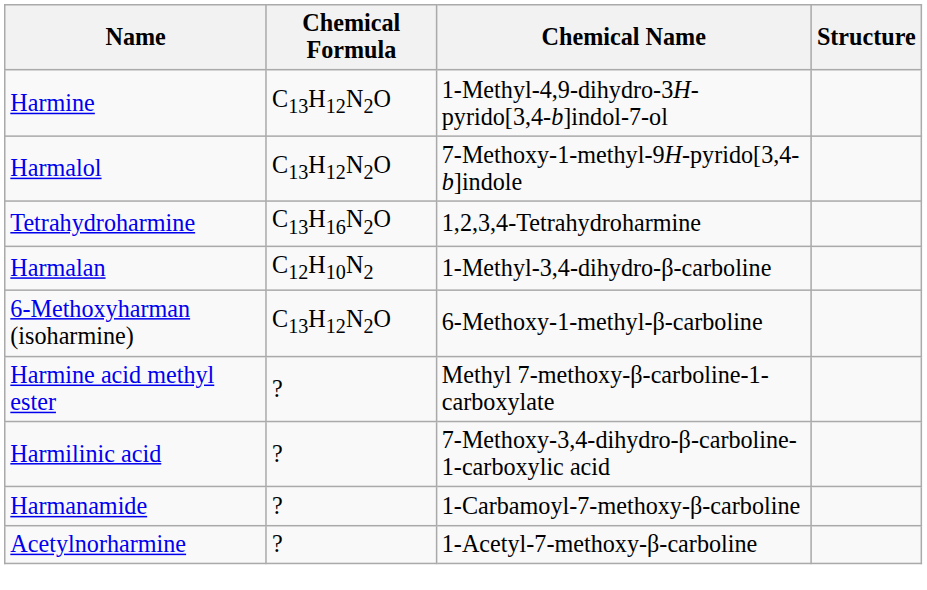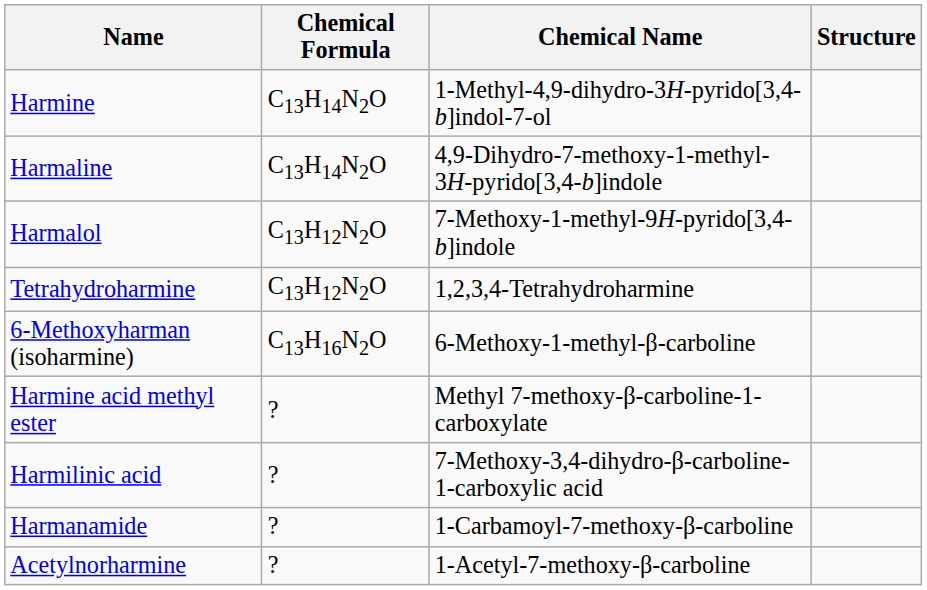(332, 102) C13H12N2O -> (327, 102) C13H14N2O
+ row: (61, 168)
(332, 223) C13H16N2O -> (327, 288) C13H12N2O
- row: (58, 267)
(332, 323) C13H12N2O -> (327, 343) C13H16N2O
